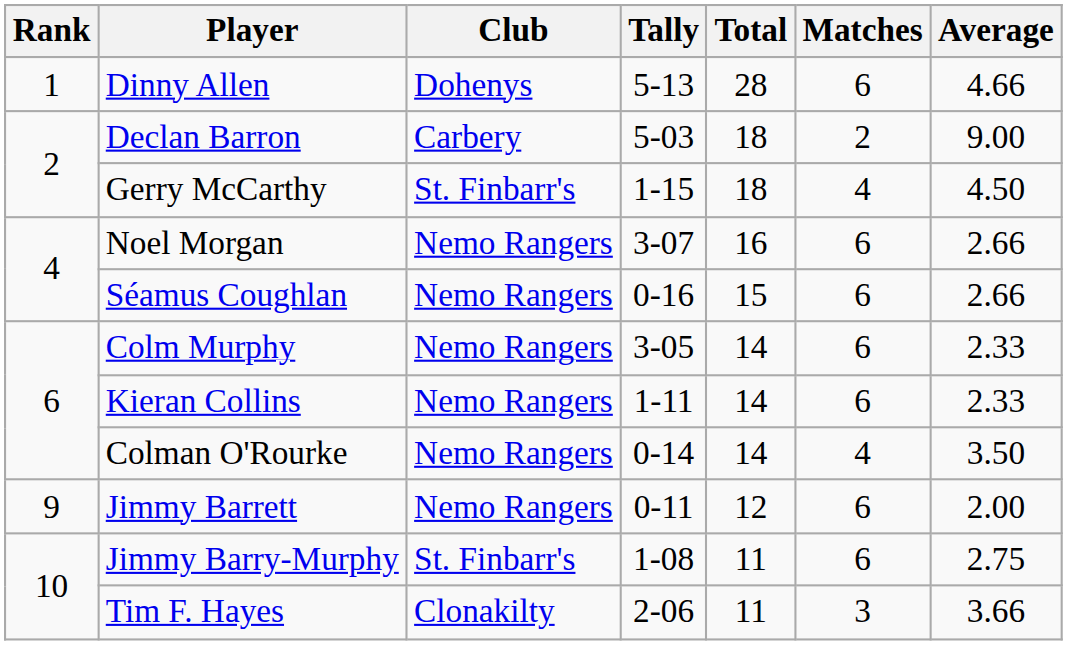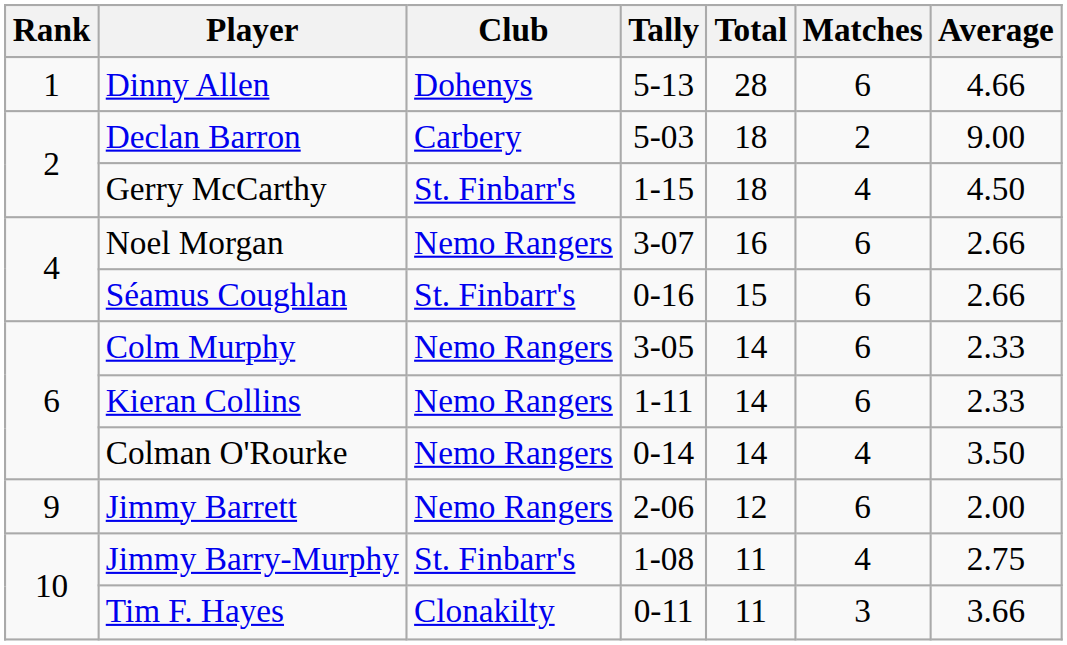(513, 294) Nemo Rangers -> (495, 294) St. Finbarr's
(664, 505) 0-11 -> (664, 505) 2-06
(863, 558) 6 -> (863, 558) 4
(664, 611) 2-06 -> (664, 611) 0-11
